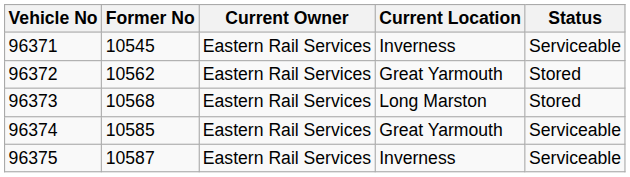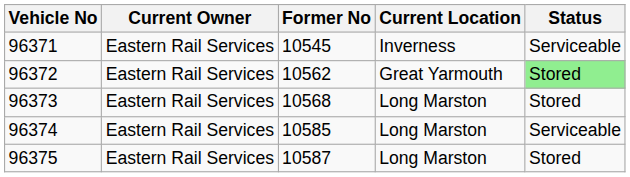columns swapped: (150, 18) <-> (287, 18)
(555, 74) no background -> (555, 74) lightgreen background
(441, 130) Great Yarmouth -> (433, 130) Long Marston
(417, 158) Inverness -> (433, 158) Long Marston
(575, 158) Serviceable -> (555, 158) Stored
